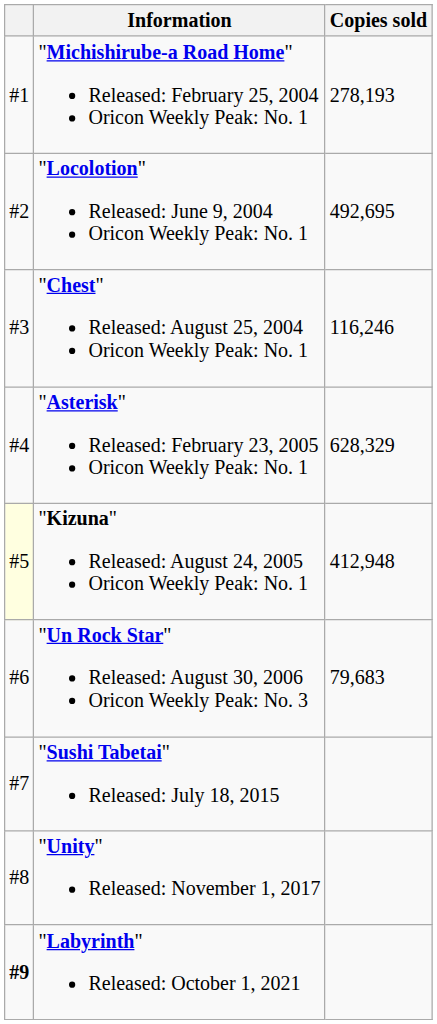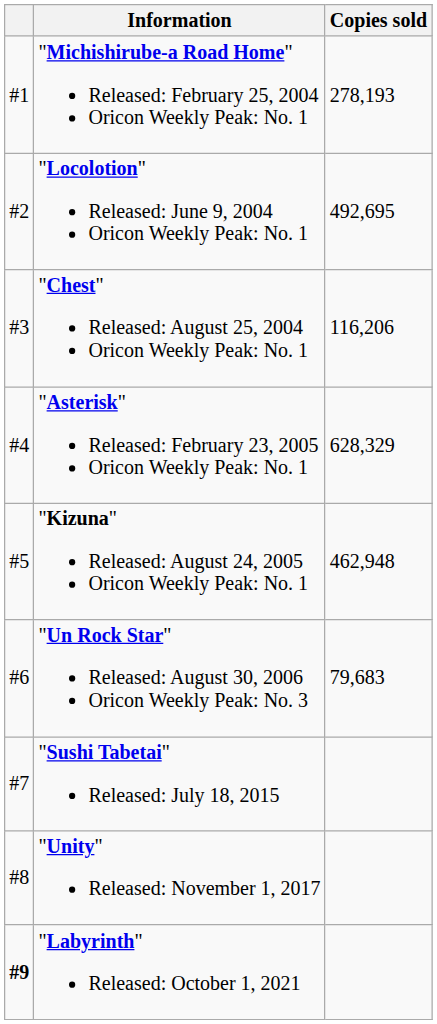(362, 328) 116,246 -> (362, 328) 116,206
(19, 561) lightyellow background -> (19, 561) no background
(362, 561) 412,948 -> (362, 561) 462,948
